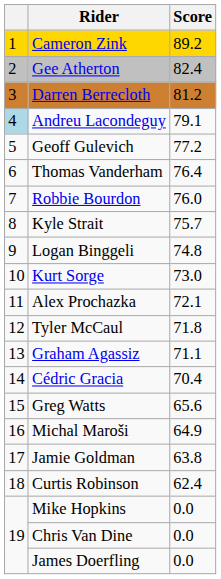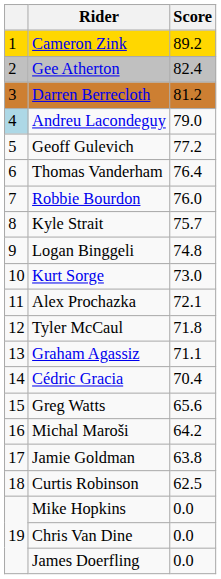(188, 120) 79.1 -> (188, 120) 79.0
(188, 431) 64.9 -> (188, 431) 64.2
(188, 483) 62.4 -> (188, 483) 62.5
